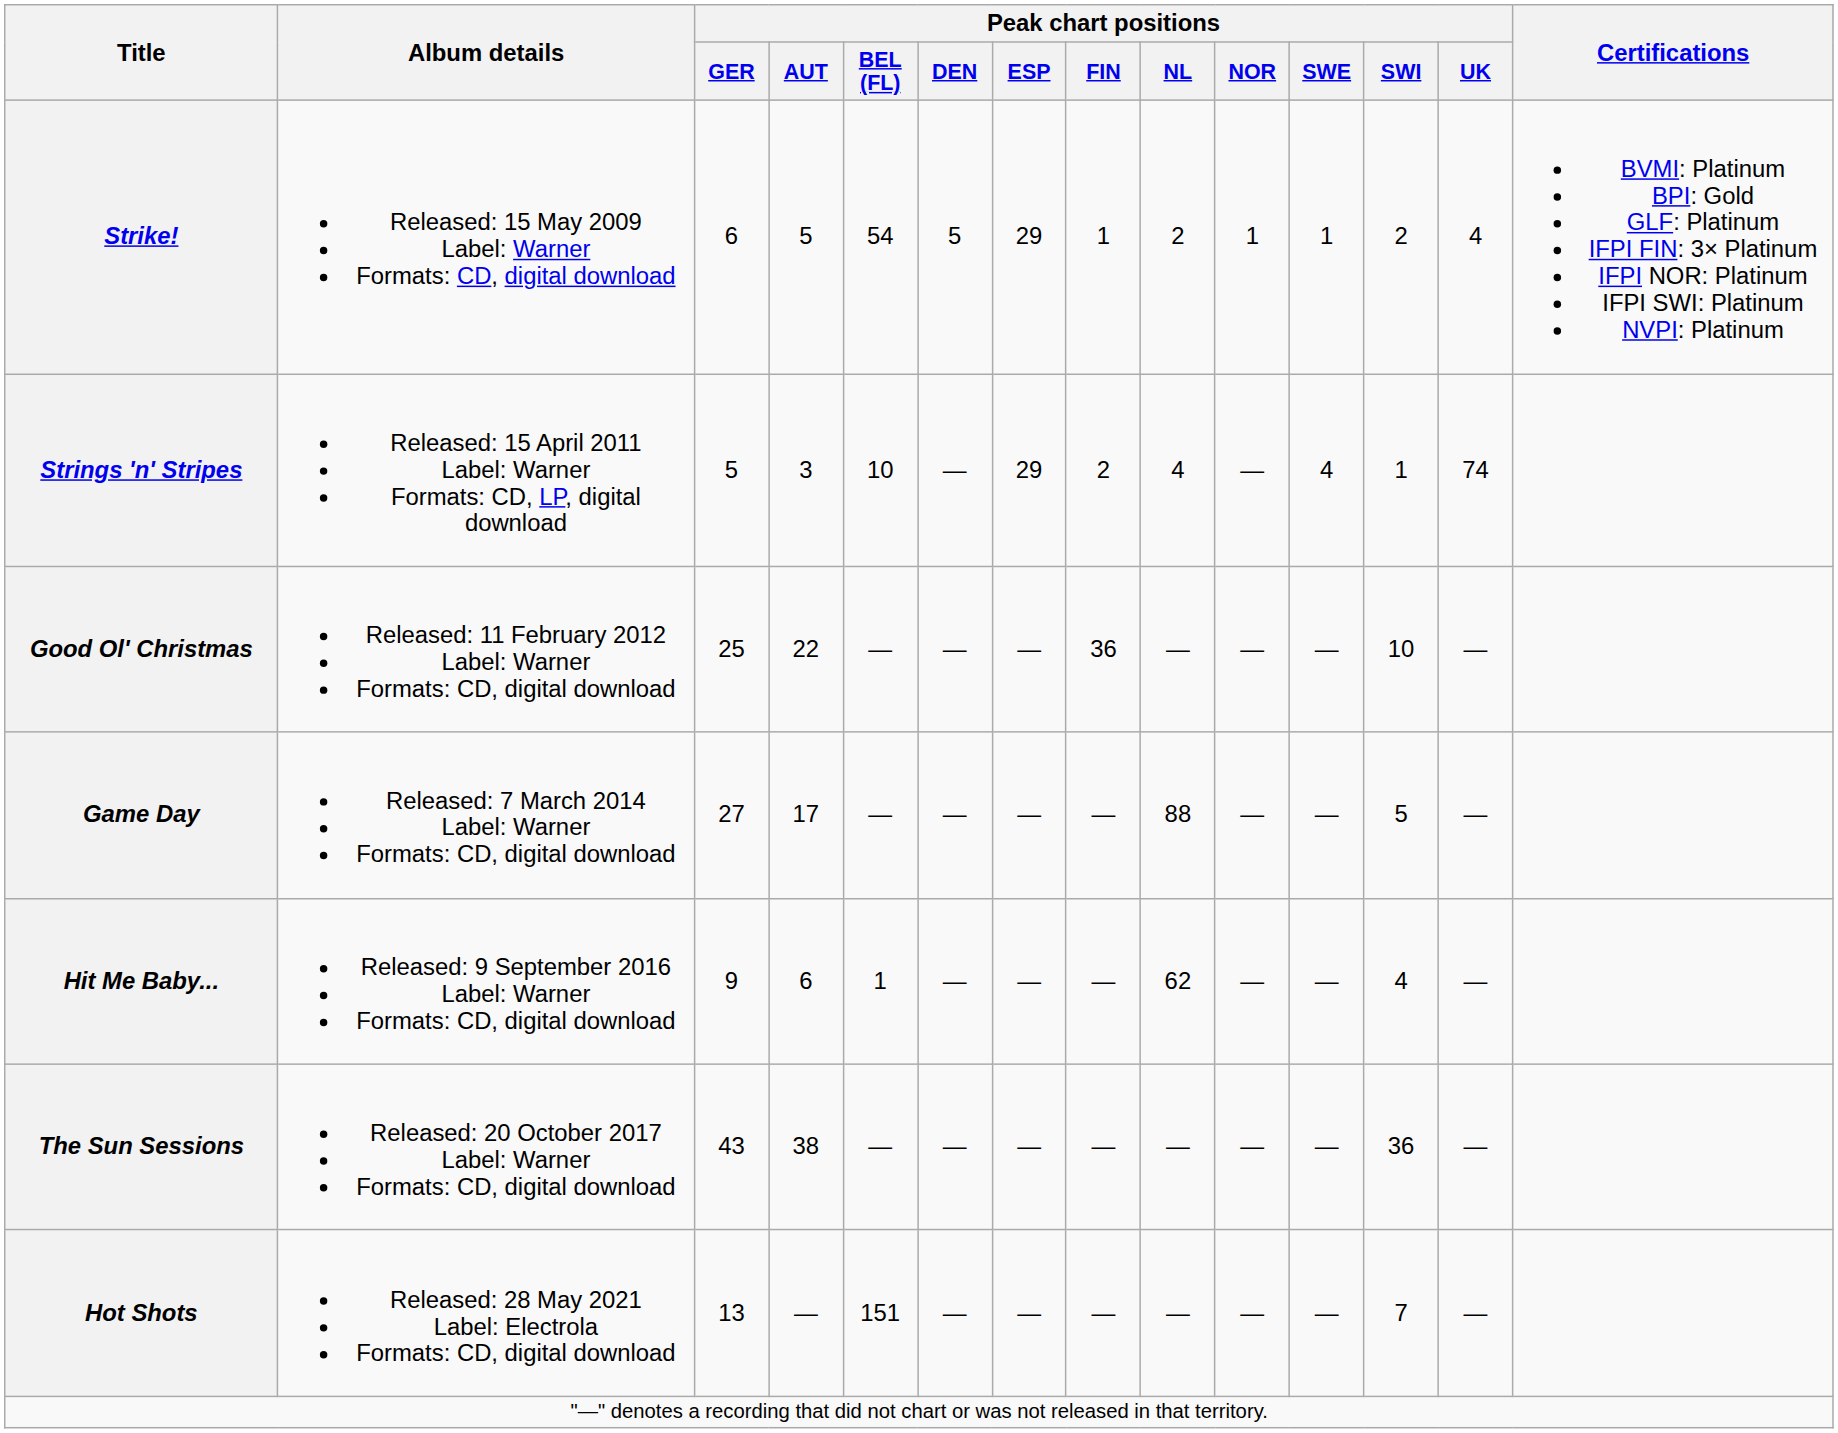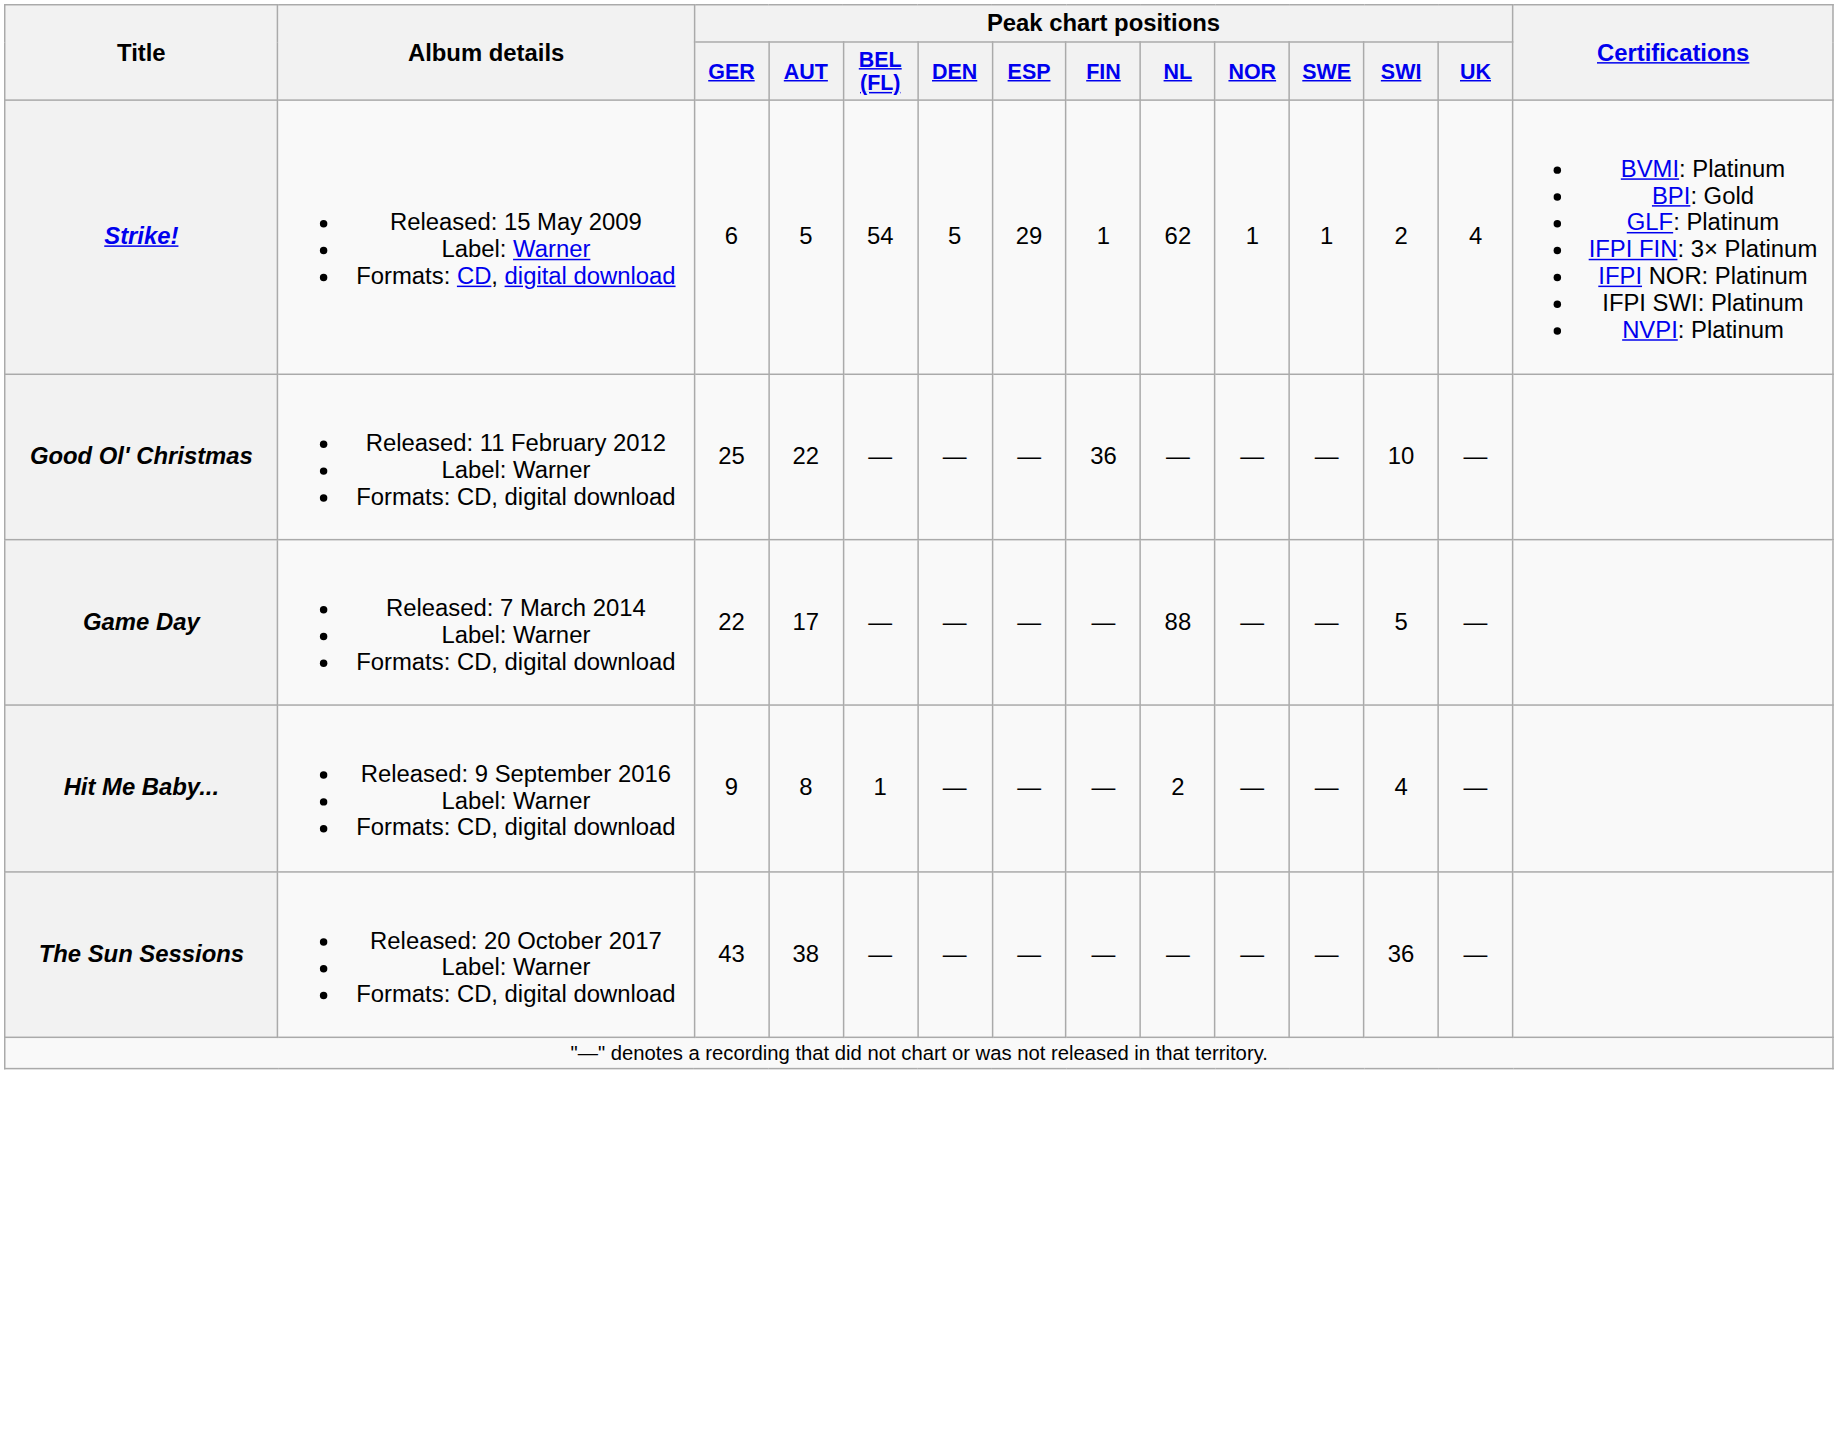(1178, 236) 2 -> (1178, 236) 62
- row: (141, 469)
(731, 814) 27 -> (731, 622) 22
(806, 980) 6 -> (806, 788) 8
(1178, 980) 62 -> (1178, 788) 2
- row: (141, 1312)
